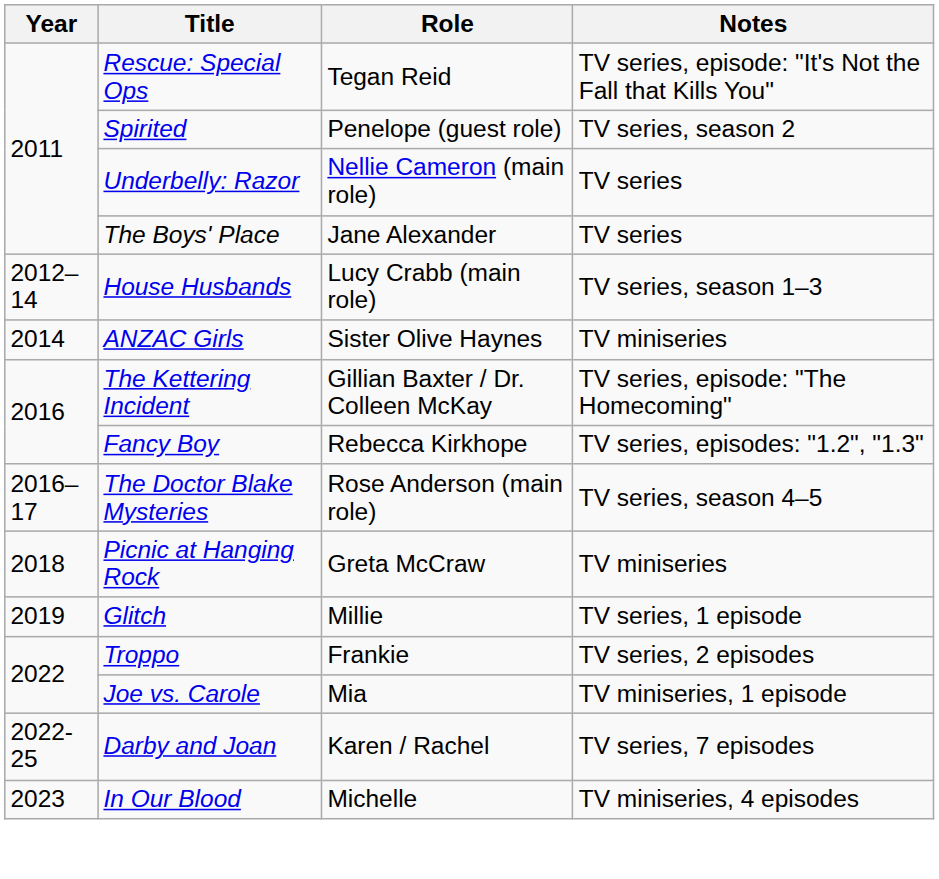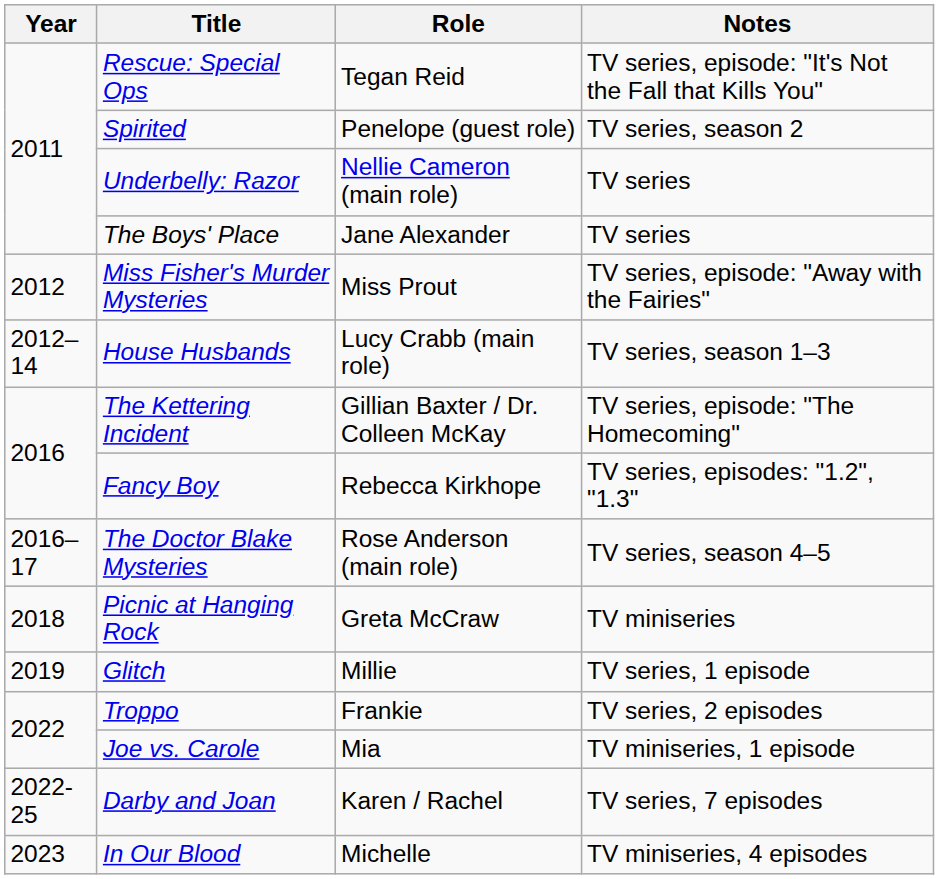+ row: (216, 286)
- row: (173, 339)
